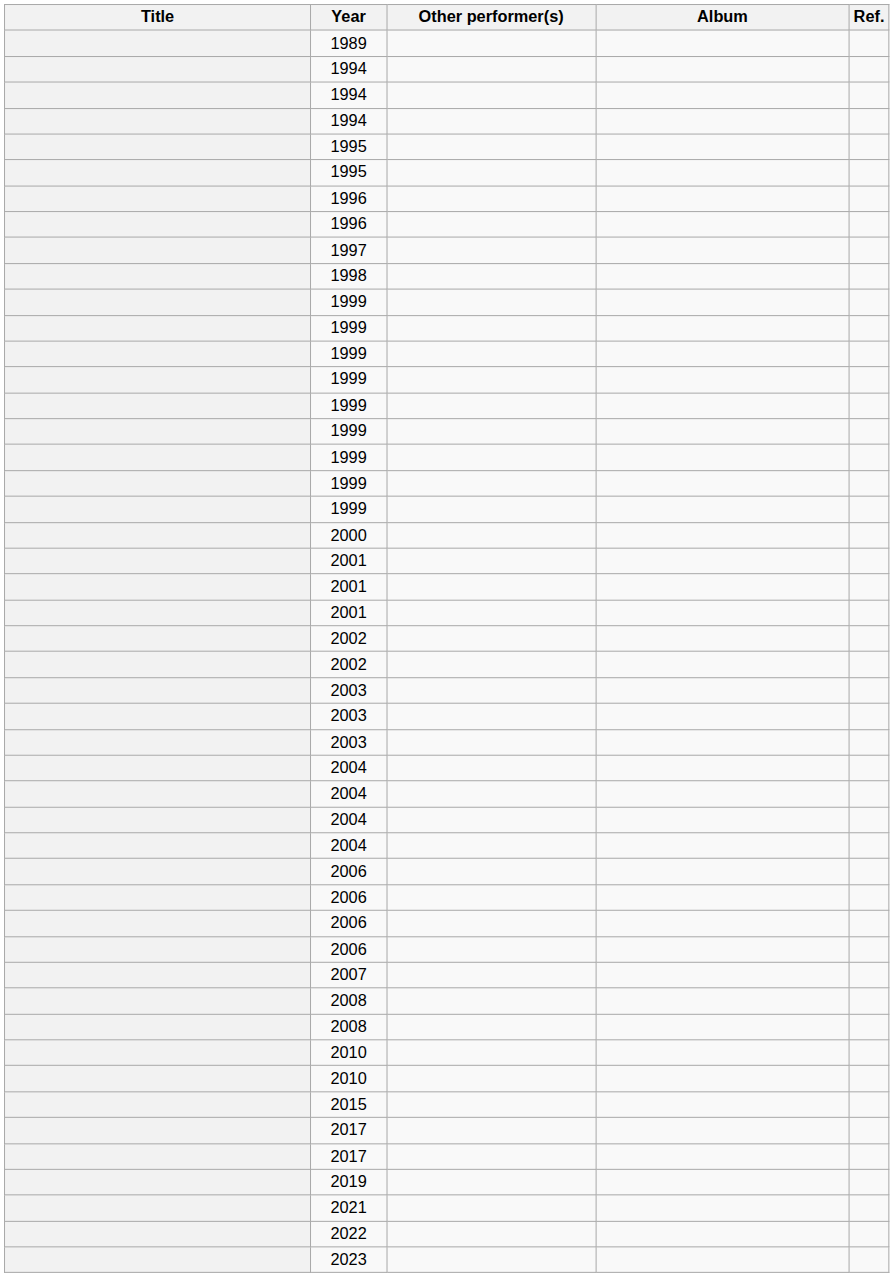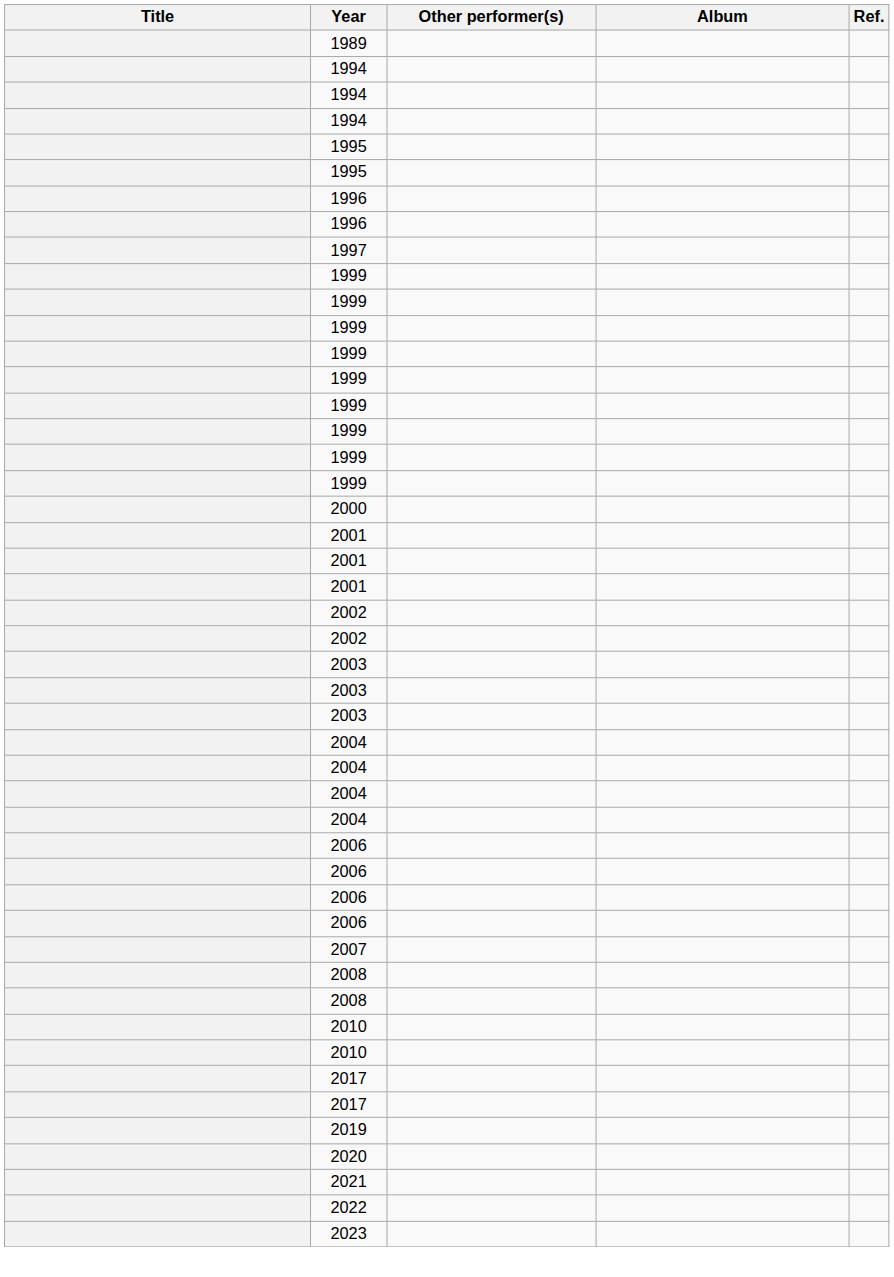- row: (158, 276)
- row: (158, 1105)
+ row: (158, 1156)
